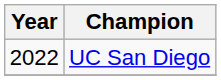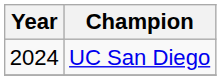(34, 57) 2022 -> (34, 57) 2024
